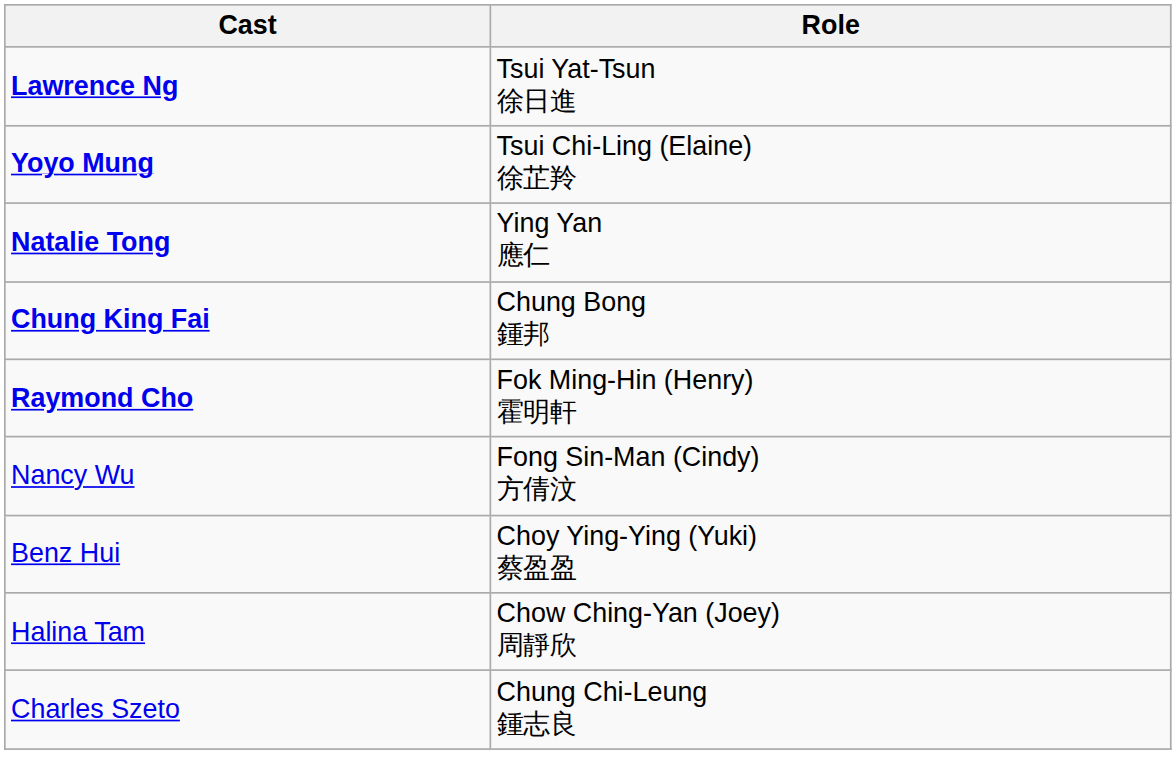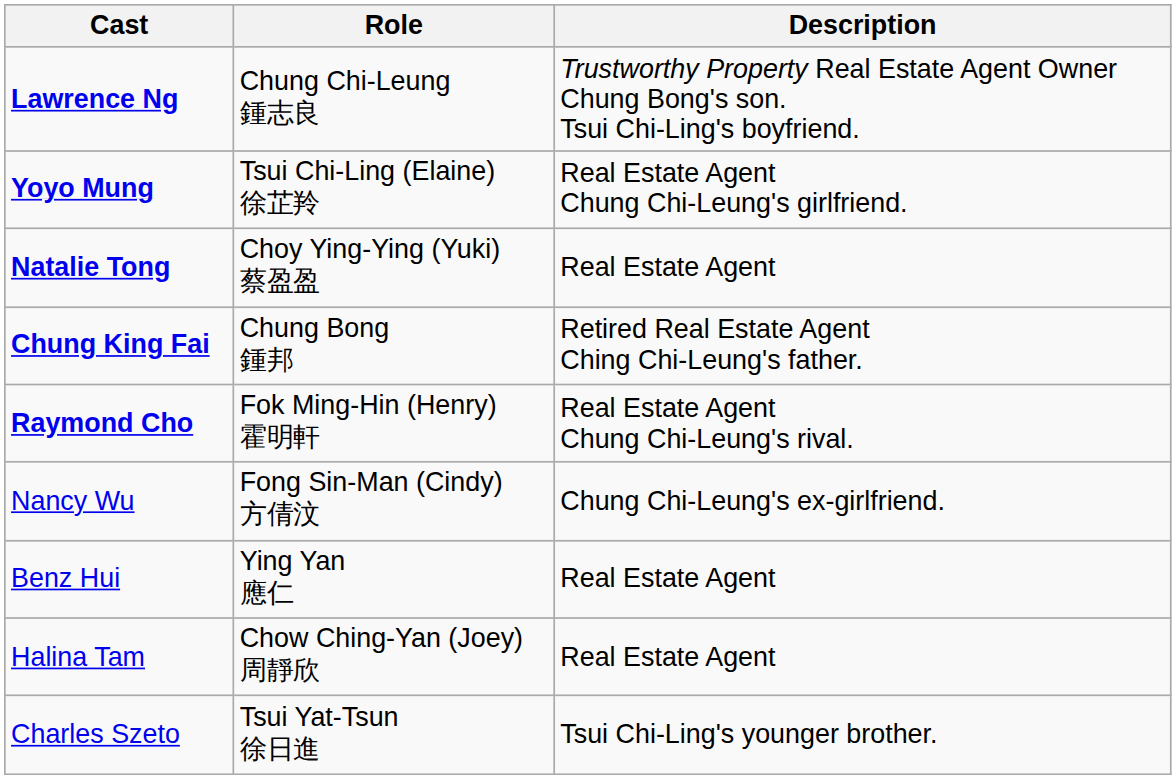+ column: (863, 25)
(576, 84) Tsui Yat-Tsun 徐日進 -> (345, 97) Chung Chi-Leung 鍾志良
(549, 240) Ying Yan 應仁 -> (370, 265) Choy Ying-Ying (Yuki) 蔡盈盈
(627, 551) Choy Ying-Ying (Yuki) 蔡盈盈 -> (293, 577) Ying Yan 應仁
(602, 707) Chung Chi-Leung 鍾志良 -> (319, 732) Tsui Yat-Tsun 徐日進
